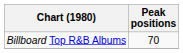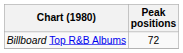(154, 40) 70 -> (154, 40) 72
